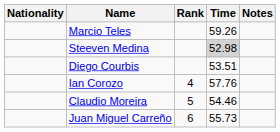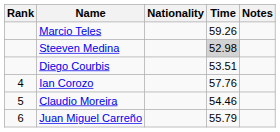columns swapped: (190, 13) <-> (35, 13)
(223, 119) 55.73 -> (223, 119) 55.79
